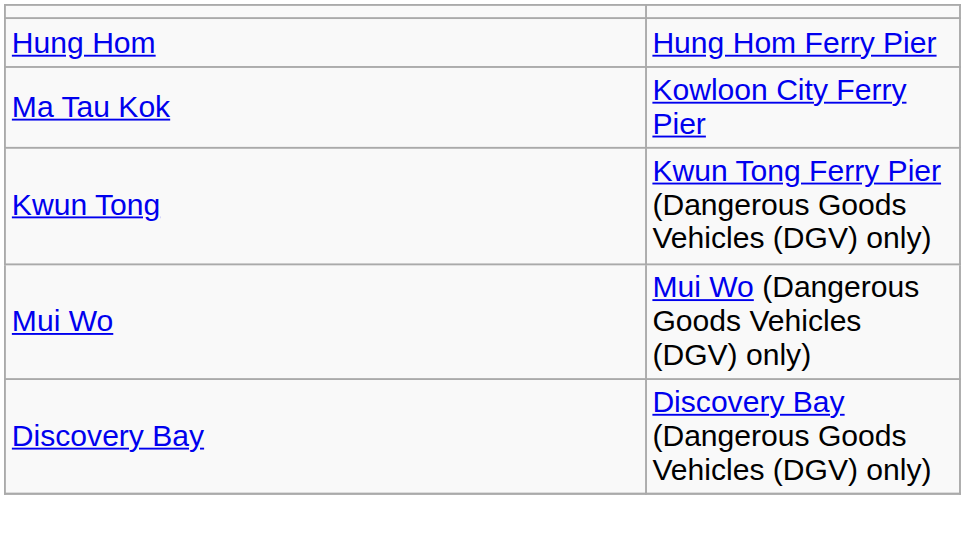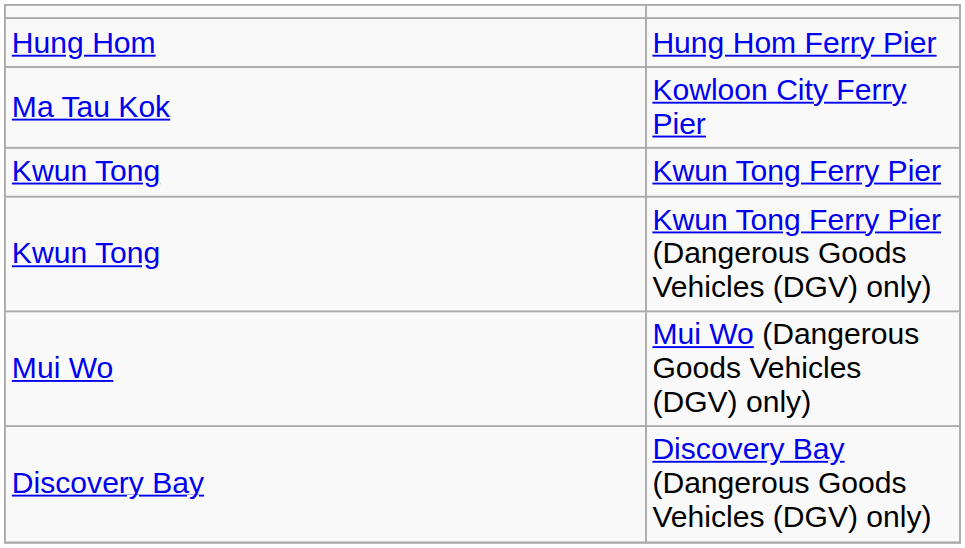+ row: (797, 171)
